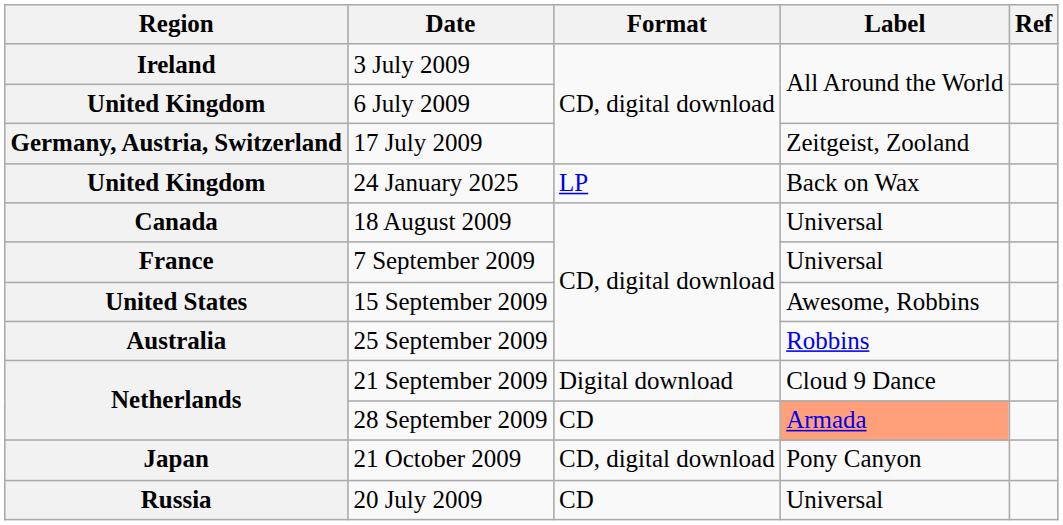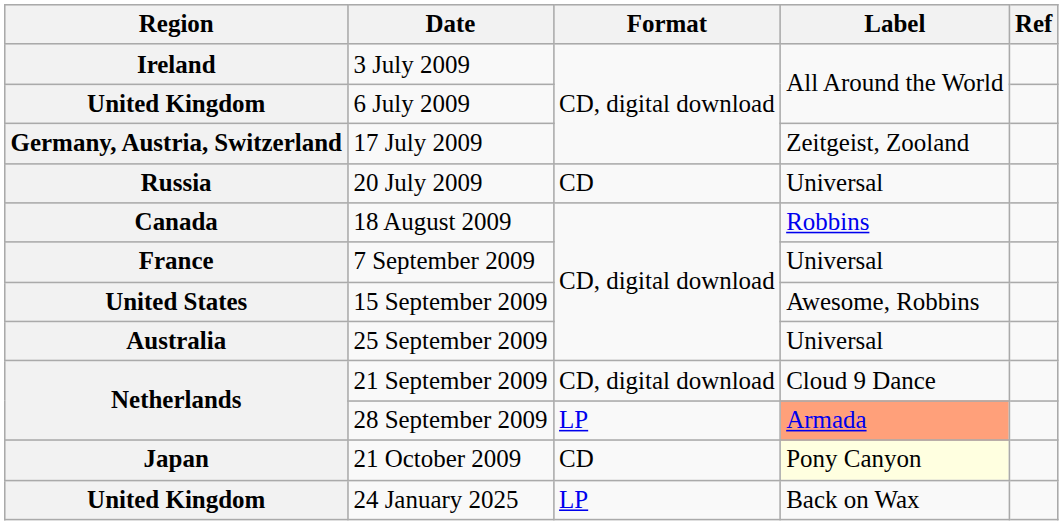rows swapped: (418, 499) <-> (436, 182)
(835, 222) Universal -> (828, 222) Robbins
(828, 340) Robbins -> (835, 340) Universal
(646, 380) Digital download -> (667, 380) CD, digital download
(576, 420) CD -> (574, 420) LP
(667, 459) CD, digital download -> (576, 459) CD
(854, 459) no background -> (854, 459) lightyellow background
